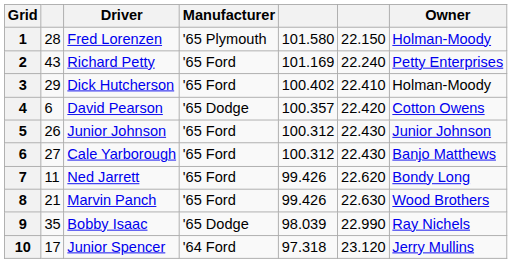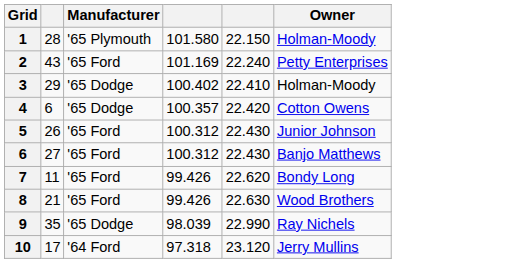- column: (122, 16)
(209, 85) '65 Ford -> (100, 85) '65 Dodge
